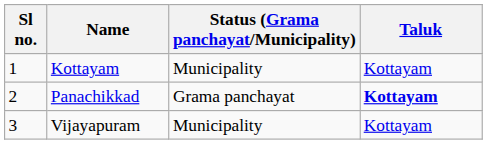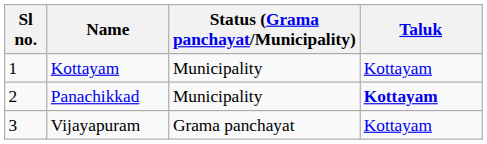(234, 96) Grama panchayat -> (218, 96) Municipality
(218, 125) Municipality -> (234, 125) Grama panchayat
